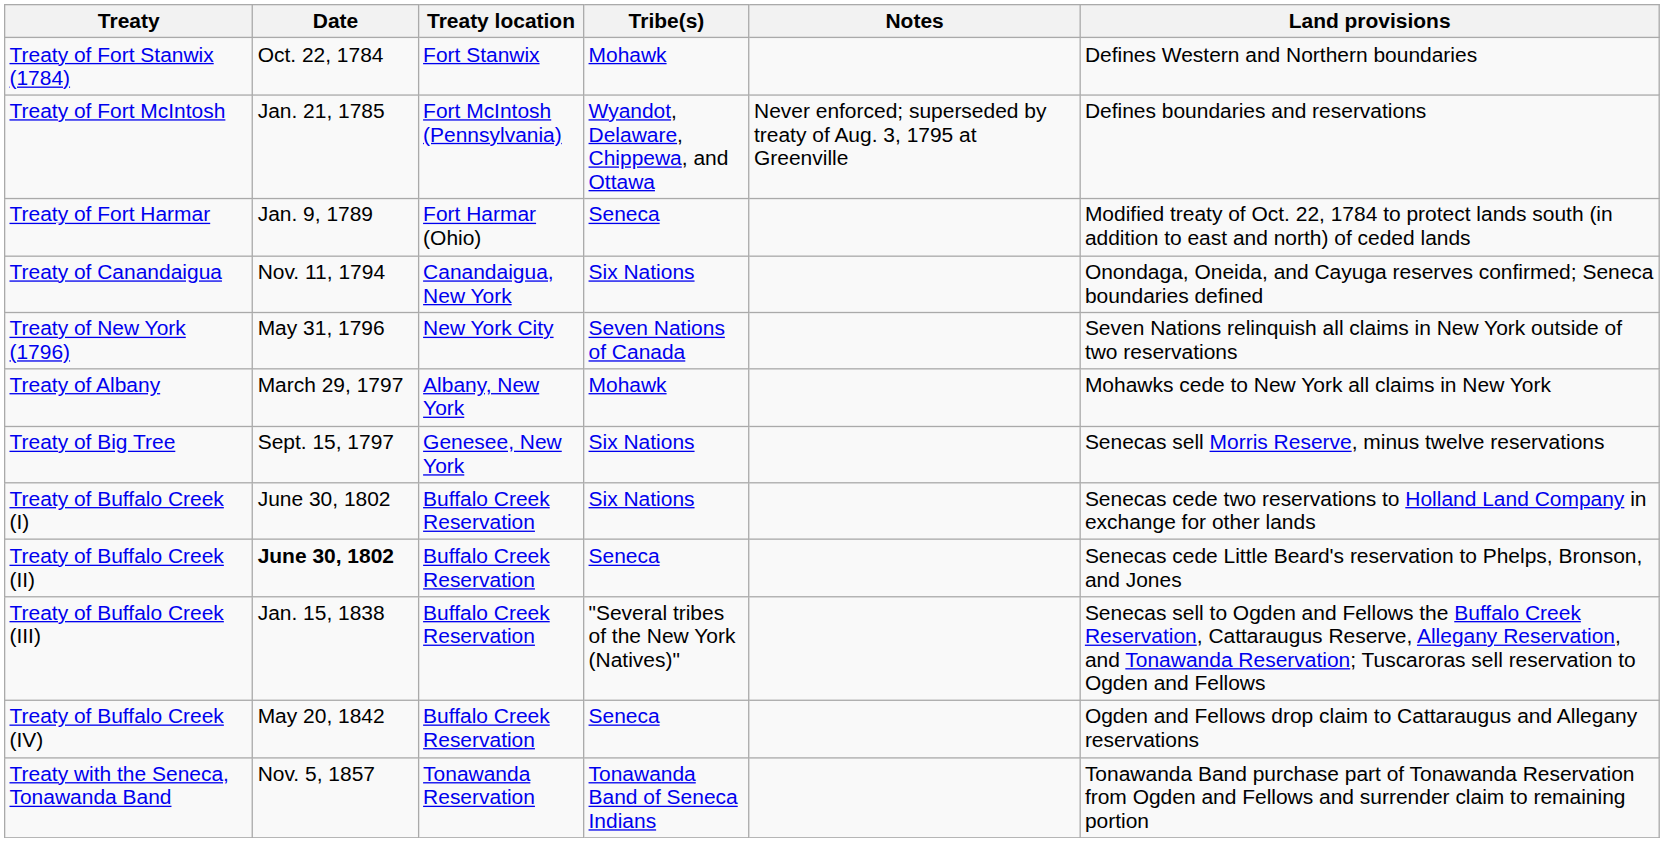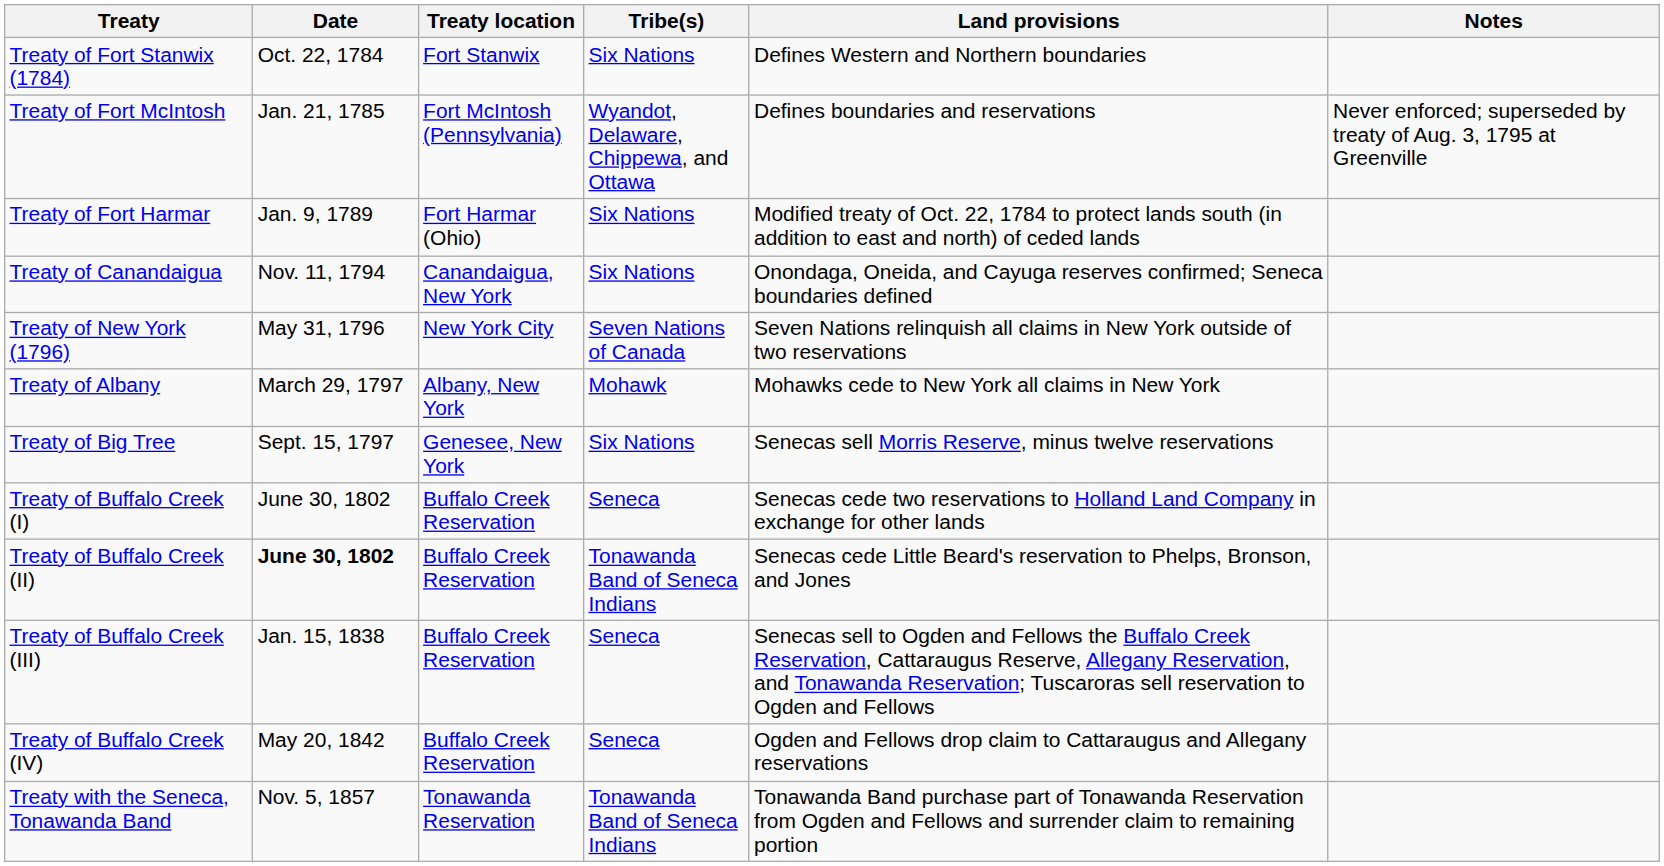columns swapped: (1370, 21) <-> (915, 21)
(628, 54) Mohawk -> (642, 54) Six Nations
(624, 215) Seneca -> (642, 215) Six Nations
(642, 499) Six Nations -> (624, 499) Seneca
(624, 556) Seneca -> (663, 579) Tonawanda Band of Seneca Indians
(662, 636) "Several tribes of the New York (Natives)" -> (624, 636) Seneca
